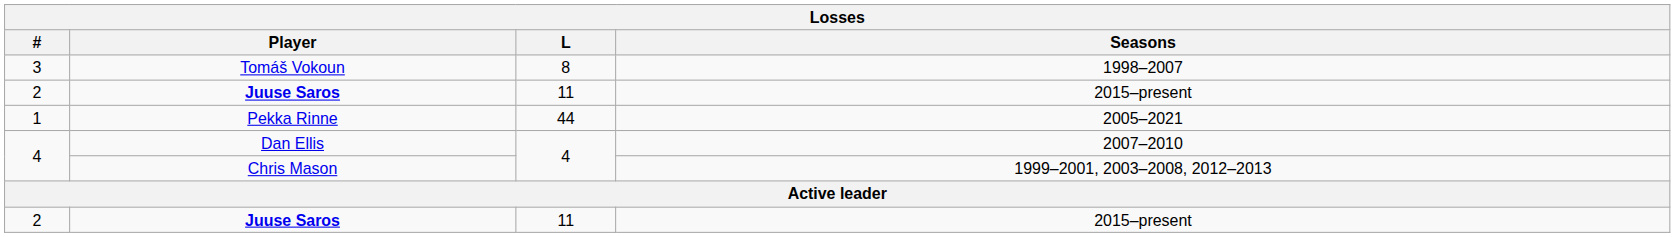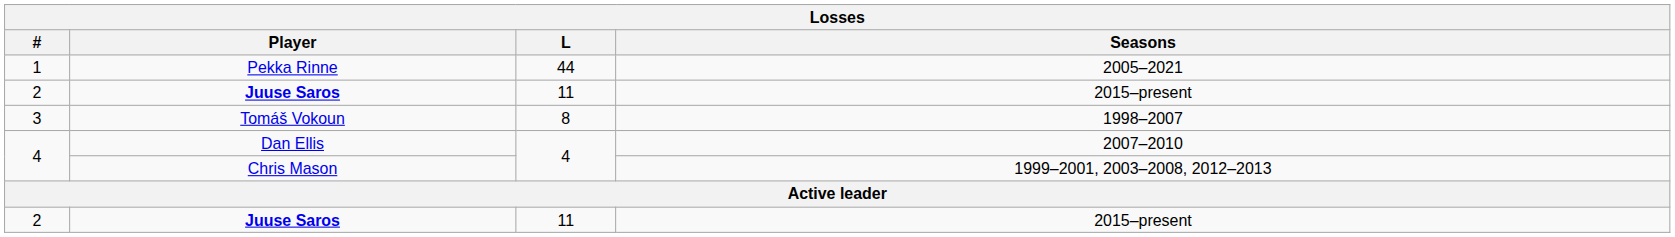rows swapped: (293, 118) <-> (293, 68)
